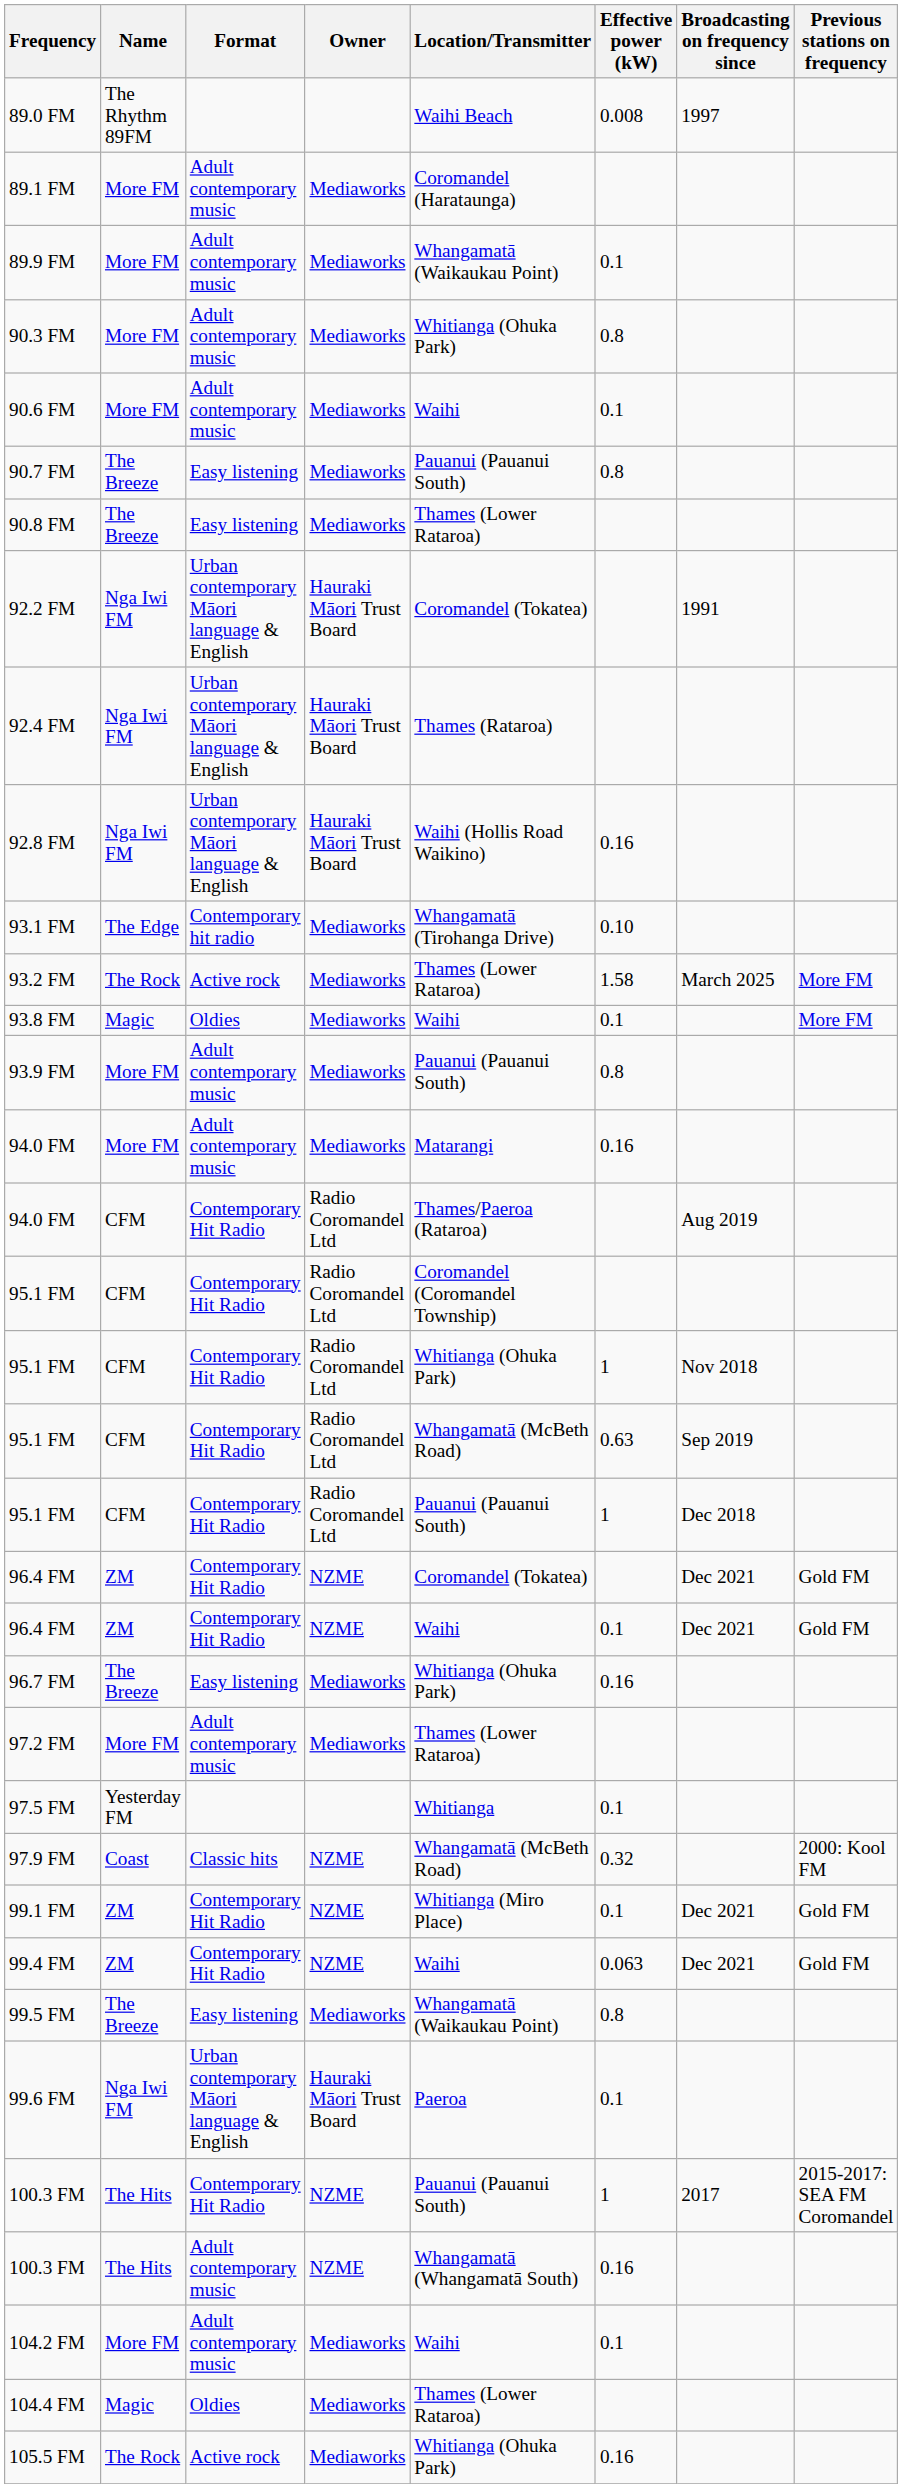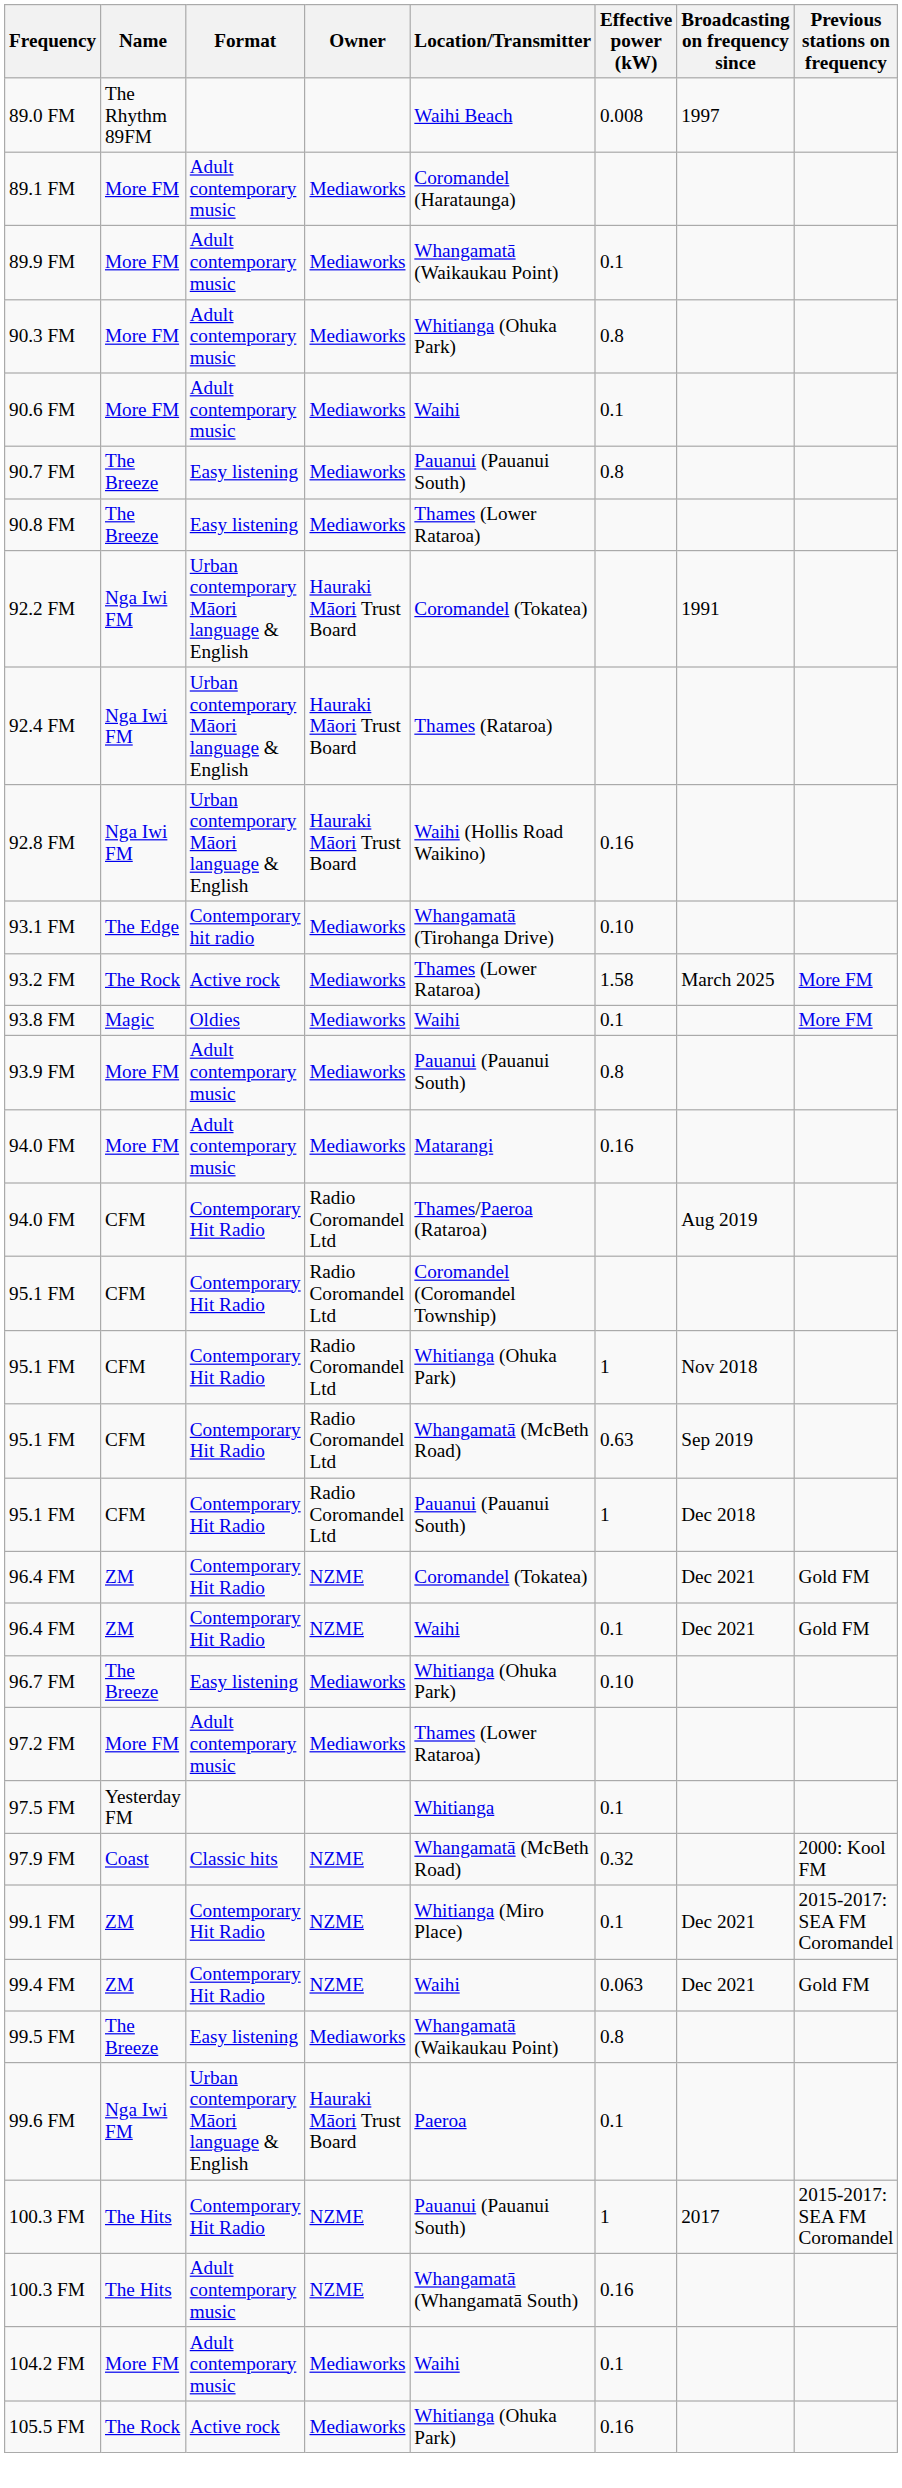(617, 1681) 0.16 -> (617, 1681) 0.10
(834, 1911) Gold FM -> (846, 1921) 2015-2017: SEA FM Coromandel
- row: (47, 2405)
